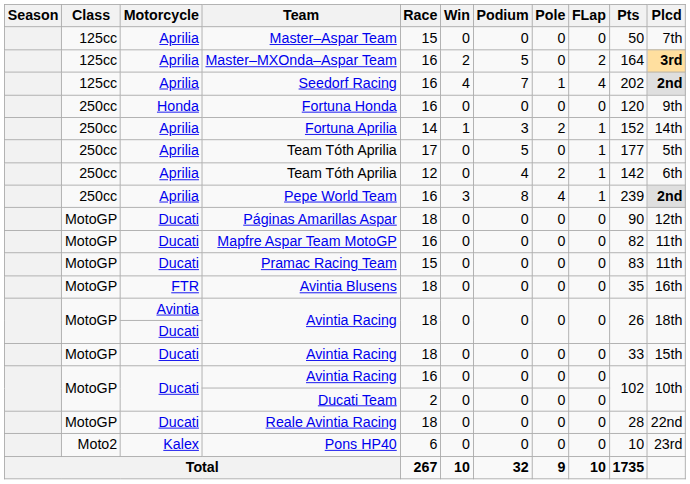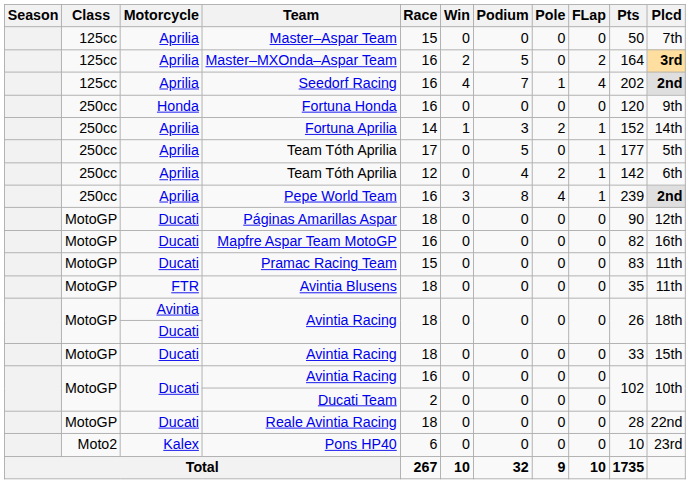(669, 241) 11th -> (669, 241) 16th
(669, 286) 16th -> (669, 286) 11th
